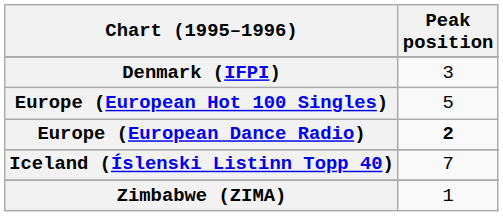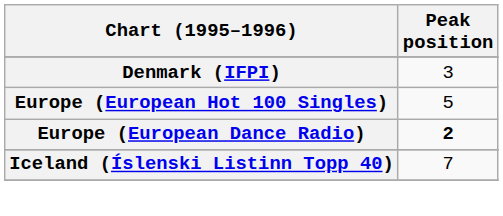- row: (202, 195)
